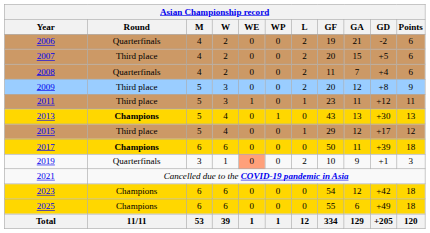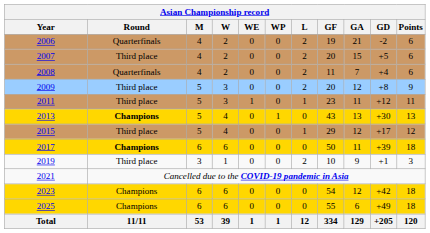(137, 161) Quarterfinals -> (137, 161) Third place
(252, 161) lightsalmon background -> (252, 161) no background
